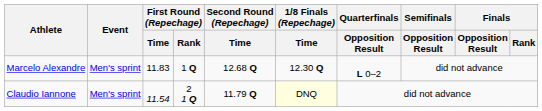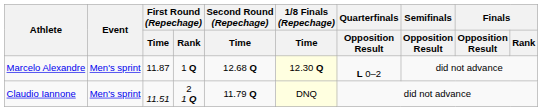(158, 69) 11.83 -> (158, 69) 11.87
(306, 69) no background -> (306, 69) lightyellow background
(158, 100) 11.54 -> (158, 100) 11.51
